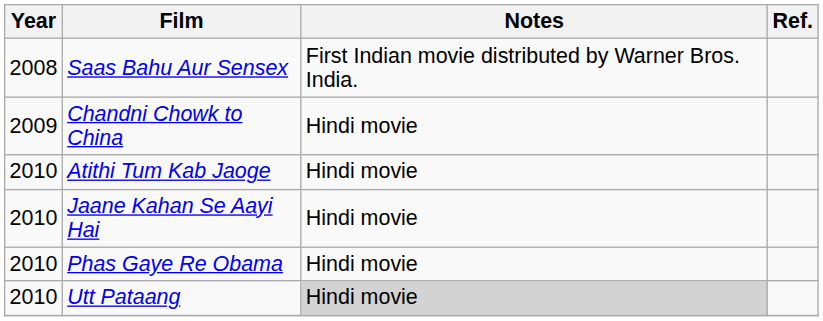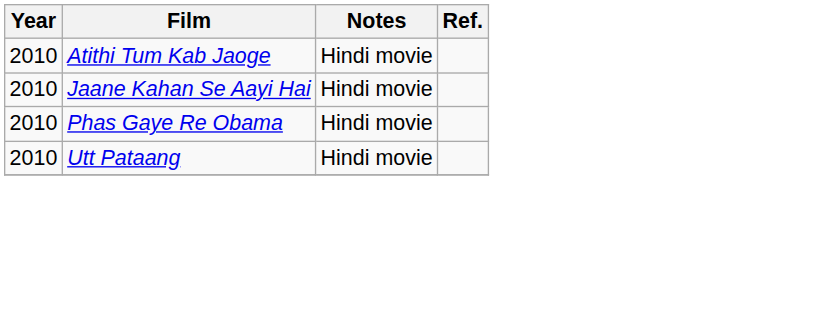- row: (178, 67)
- row: (155, 125)
(362, 297) lightgrey background -> (377, 157) no background
